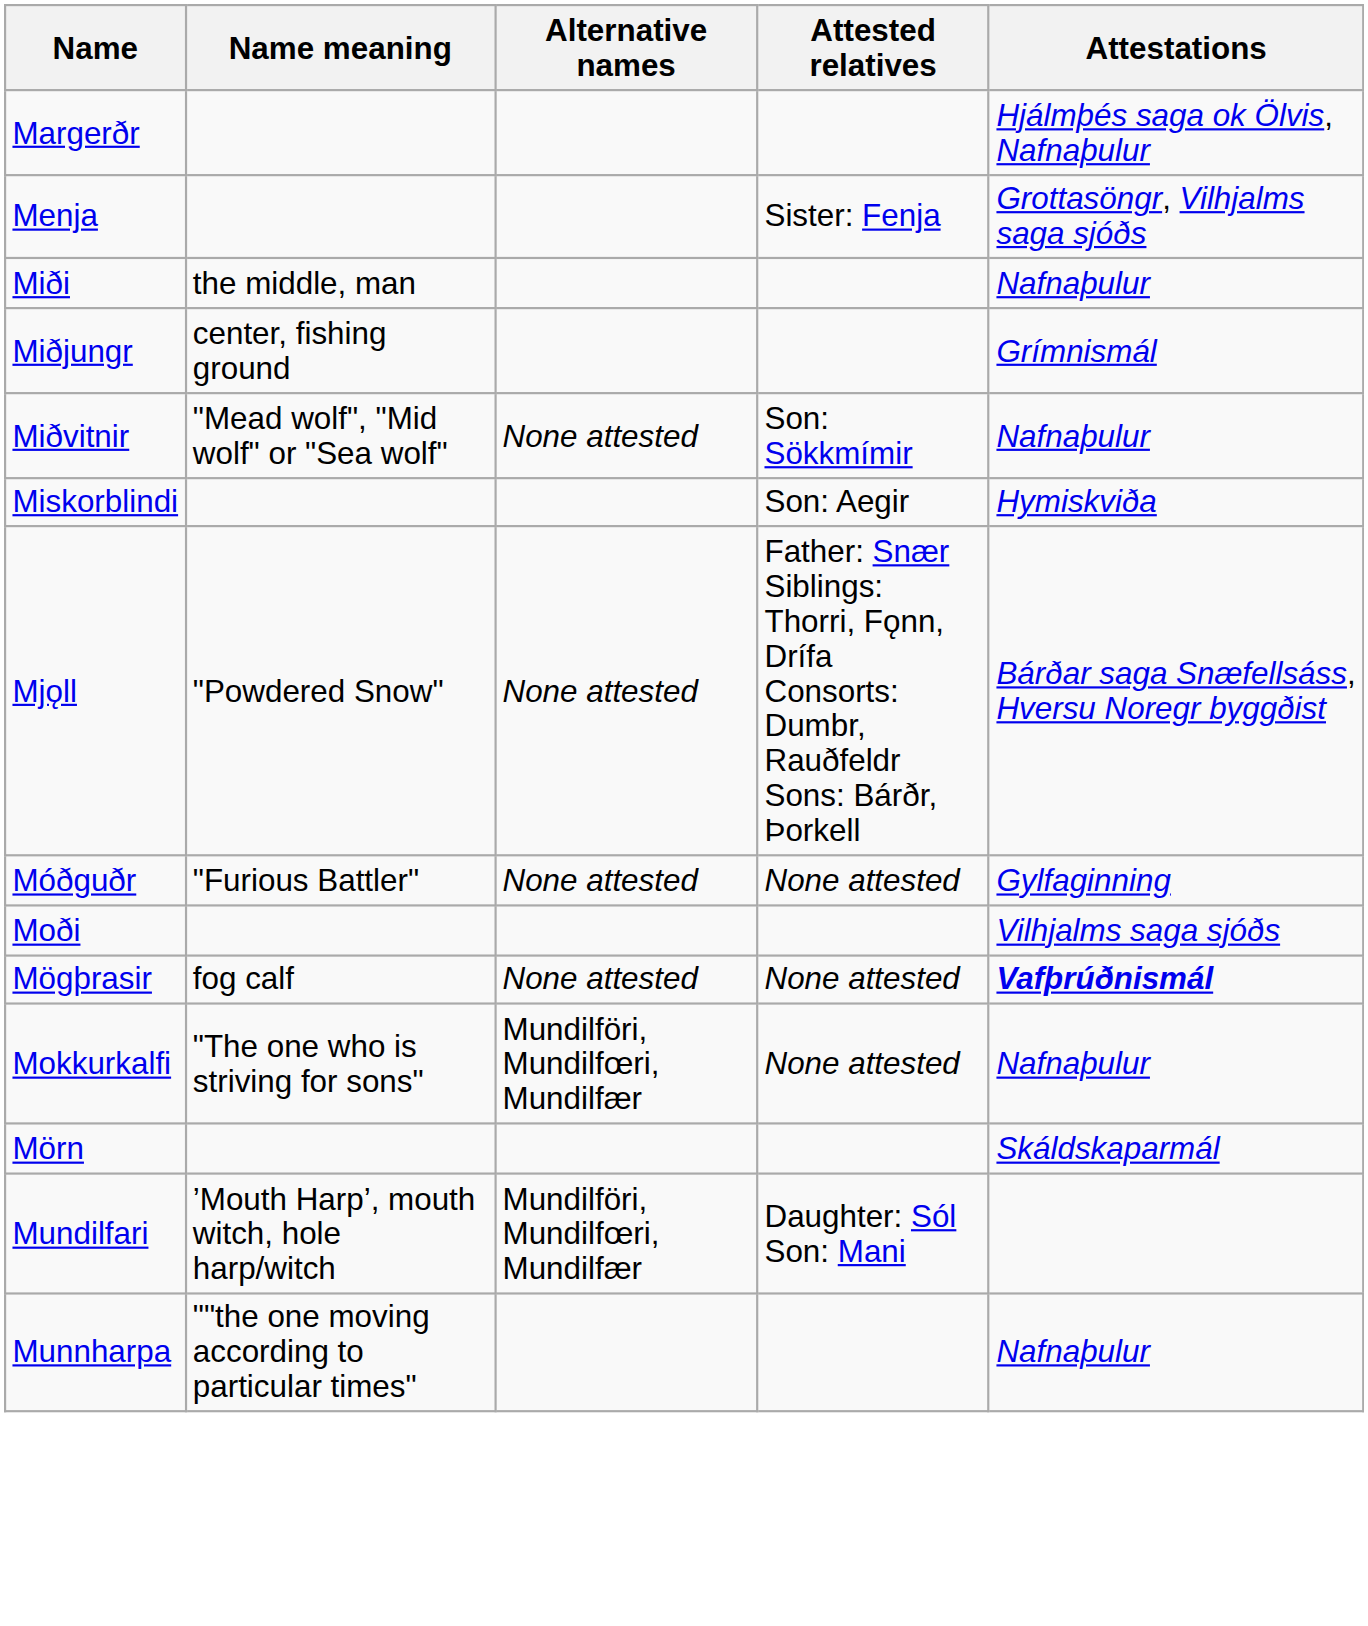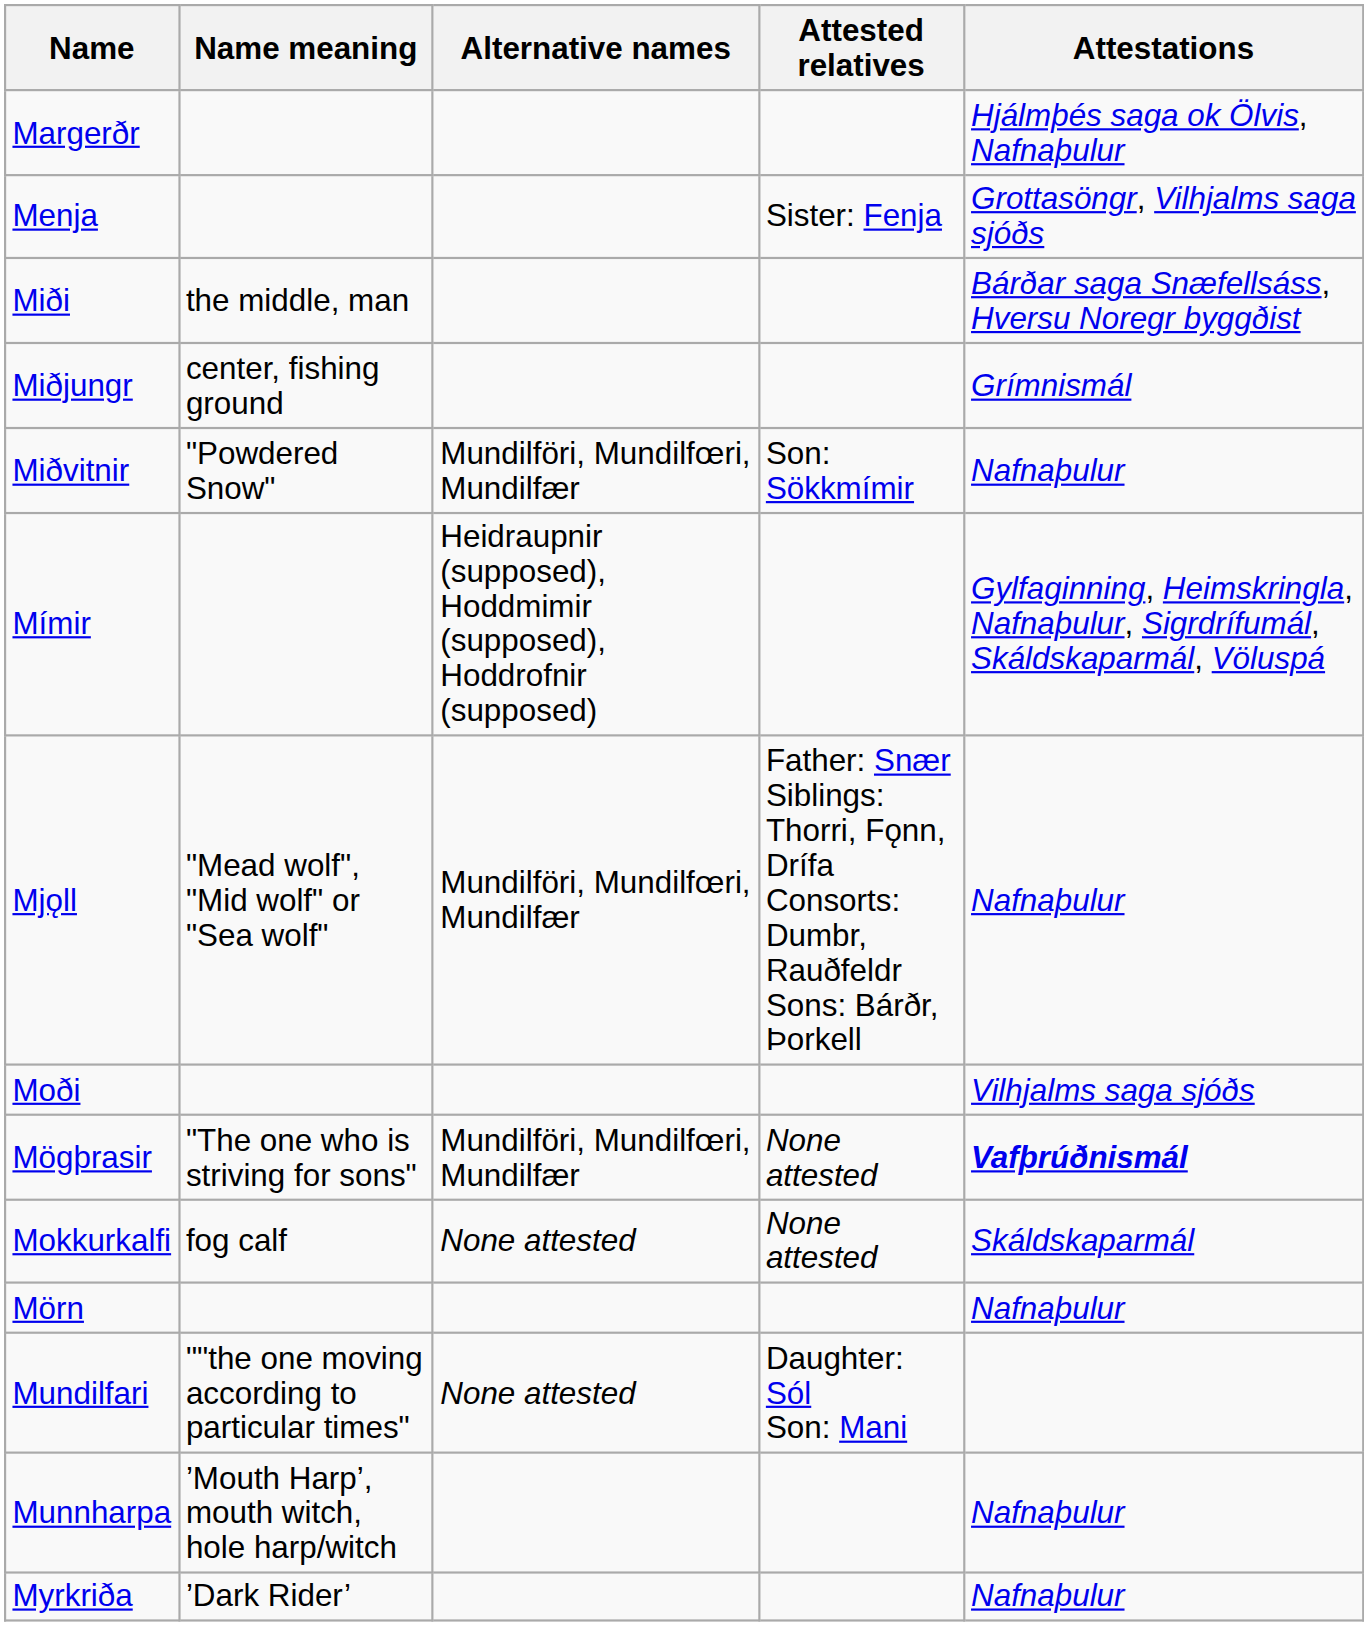(1073, 284) Nafnaþulur -> (1151, 301) Bárðar saga Snæfellsáss, Hversu Noregr byggðist
(320, 435) "Mead wolf", "Mid wolf" or "Sea wolf" -> (262, 470) "Powdered Snow"
(600, 435) None attested -> (595, 470) Mundilföri, Mundilfœri, Mundilfær
+ row: (52, 624)
- row: (95, 502)
(318, 691) "Powdered Snow" -> (273, 901) "Mead wolf", "Mid wolf" or "Sea wolf"
(600, 691) None attested -> (595, 901) Mundilföri, Mundilfœri, Mundilfær
(1176, 691) Bárðar saga Snæfellsáss, Hversu Noregr byggðist -> (1048, 901) Nafnaþulur
- row: (74, 880)
(243, 980) fog calf -> (301, 1157) "The one who is striving for sons"
(600, 980) None attested -> (595, 1157) Mundilföri, Mundilfœri, Mundilfær
(308, 1064) "The one who is striving for sons" -> (236, 1241) fog calf
(581, 1064) Mundilföri, Mundilfœri, Mundilfær -> (538, 1241) None attested
(1073, 1064) Nafnaþulur -> (1083, 1241) Skáldskaparmál
(1108, 1149) Skáldskaparmál -> (1048, 1308) Nafnaþulur
(334, 1233) ’Mouth Harp’, mouth witch, hole harp/witch -> (304, 1393) ""the one moving according to particular times"
(581, 1233) Mundilföri, Mundilfœri, Mundilfær -> (538, 1393) None attested
(311, 1352) ""the one moving according to particular times" -> (291, 1512) ’Mouth Harp’, mouth witch, hole harp/witch
+ row: (73, 1597)
